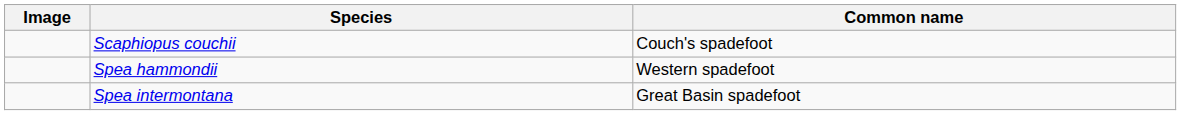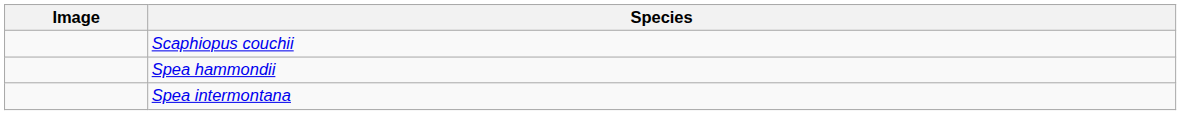- column: (904, 17)
